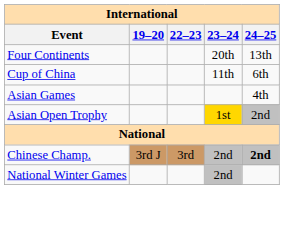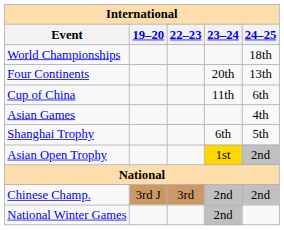+ row: (64, 54)
+ row: (51, 134)
(261, 154) bold -> (261, 194) normal
